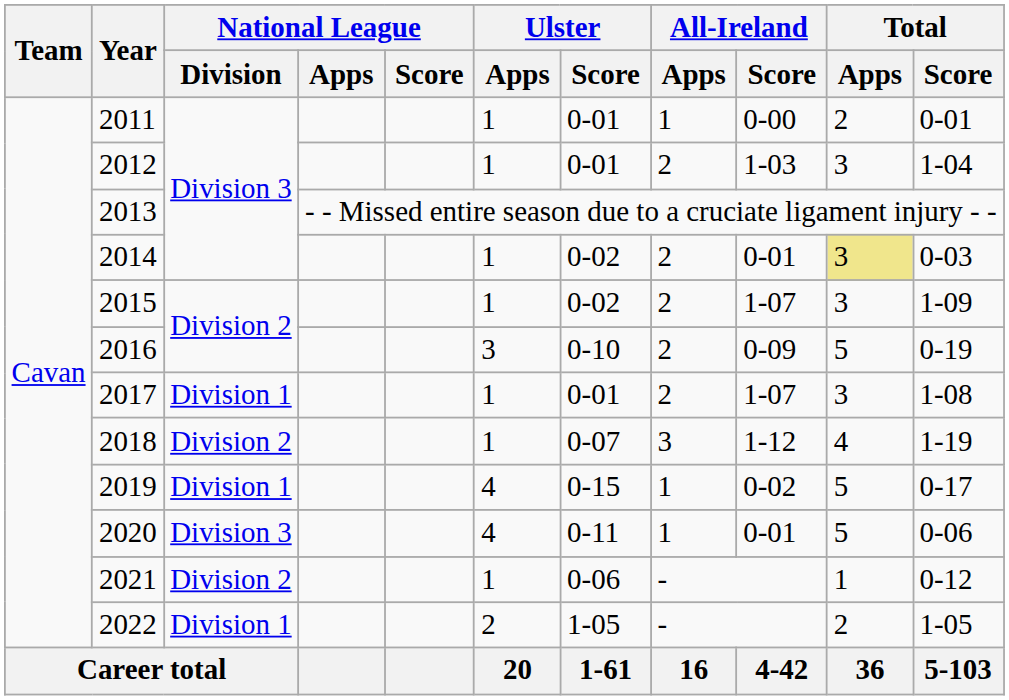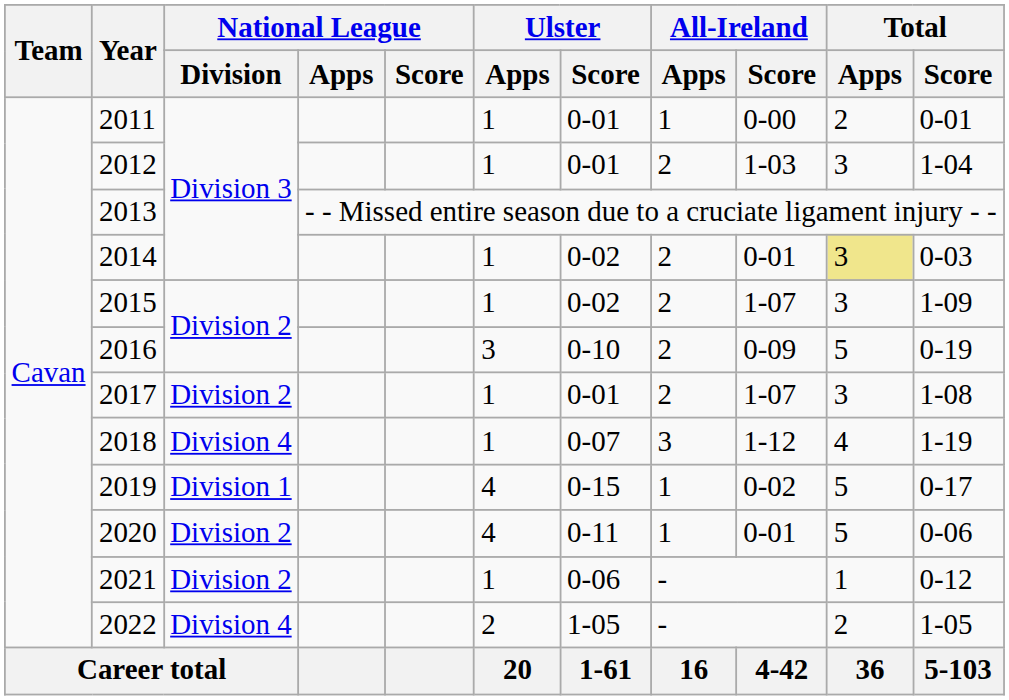(231, 394) Division 1 -> (231, 394) Division 2
(231, 440) Division 2 -> (231, 440) Division 4
(231, 532) Division 3 -> (231, 532) Division 2
(231, 624) Division 1 -> (231, 624) Division 4
